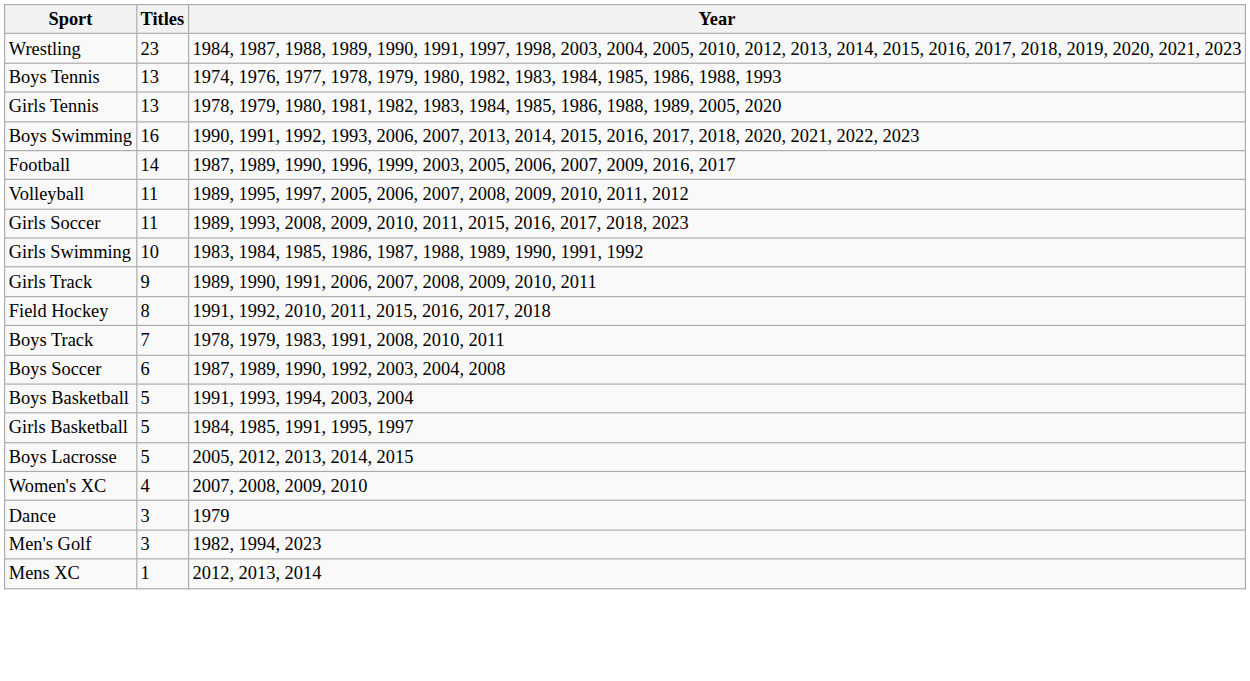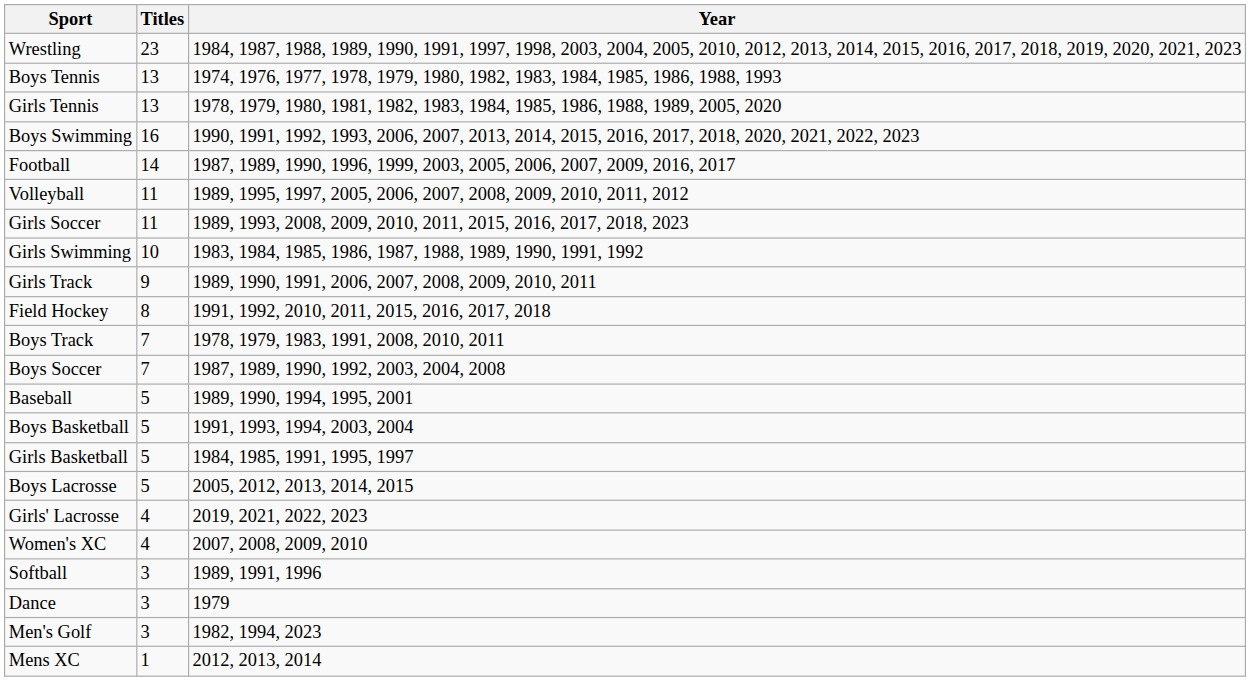(145, 369) 6 -> (145, 369) 7
+ row: (40, 398)
+ row: (64, 515)
+ row: (38, 573)
